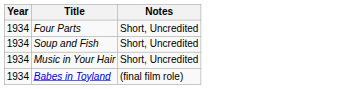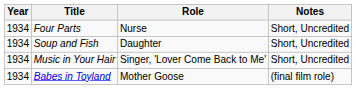+ column: (193, 12)
